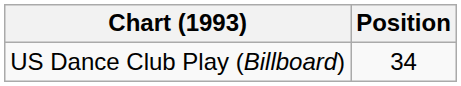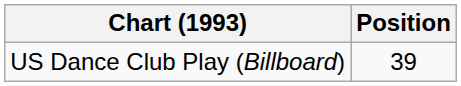(404, 61) 34 -> (404, 61) 39
